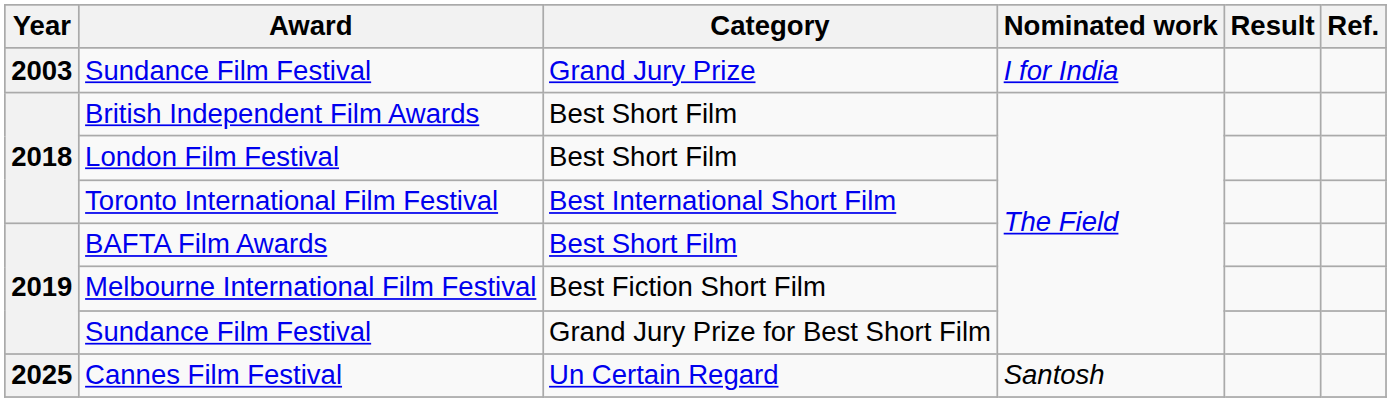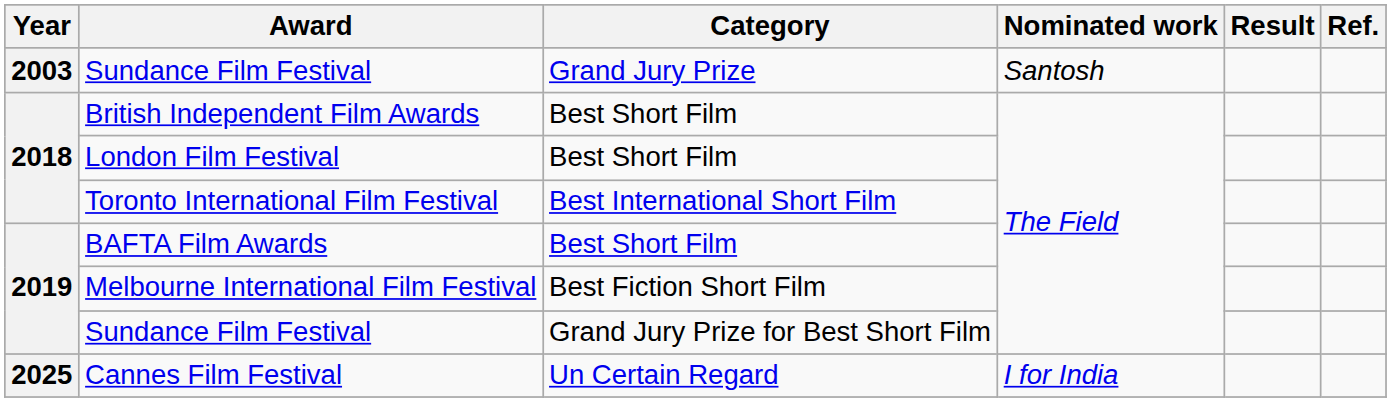(1061, 69) I for India -> (1054, 69) Santosh
(1054, 375) Santosh -> (1061, 375) I for India
